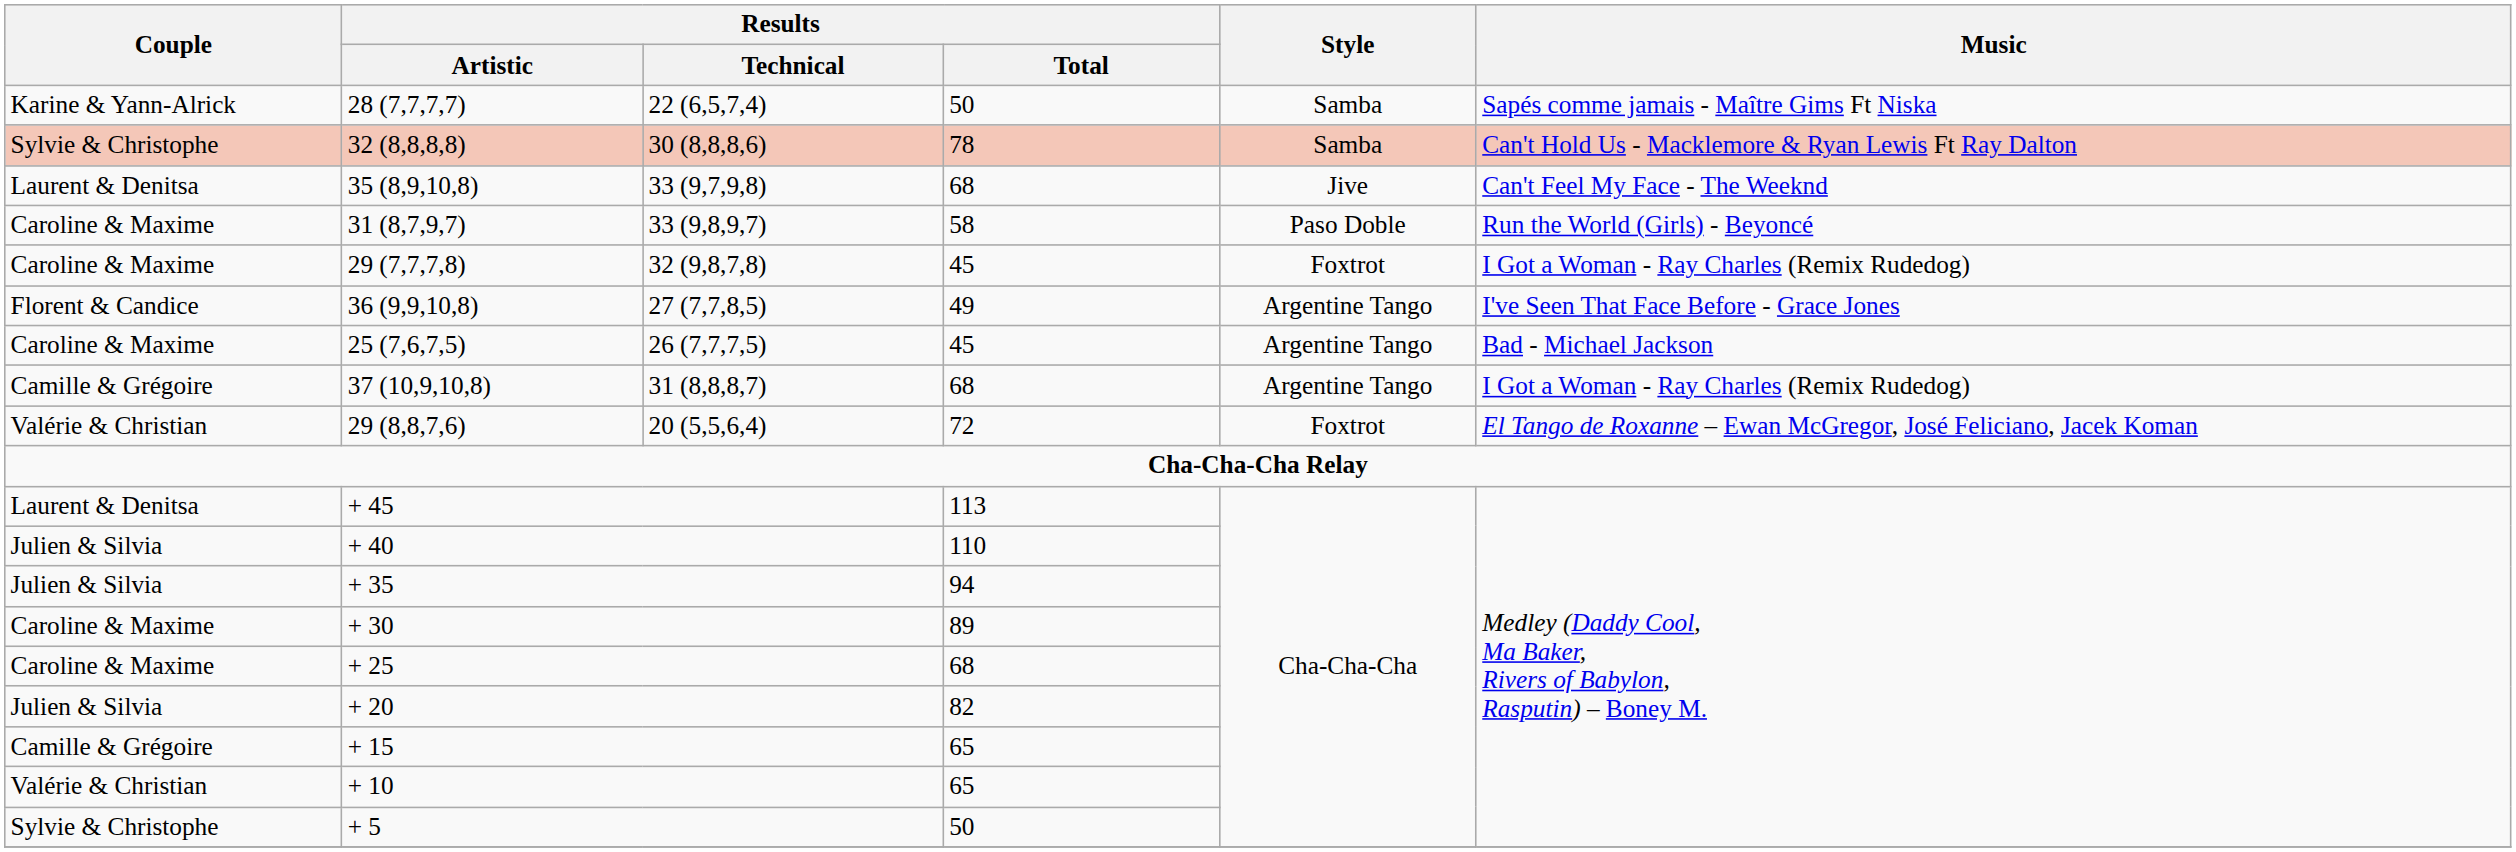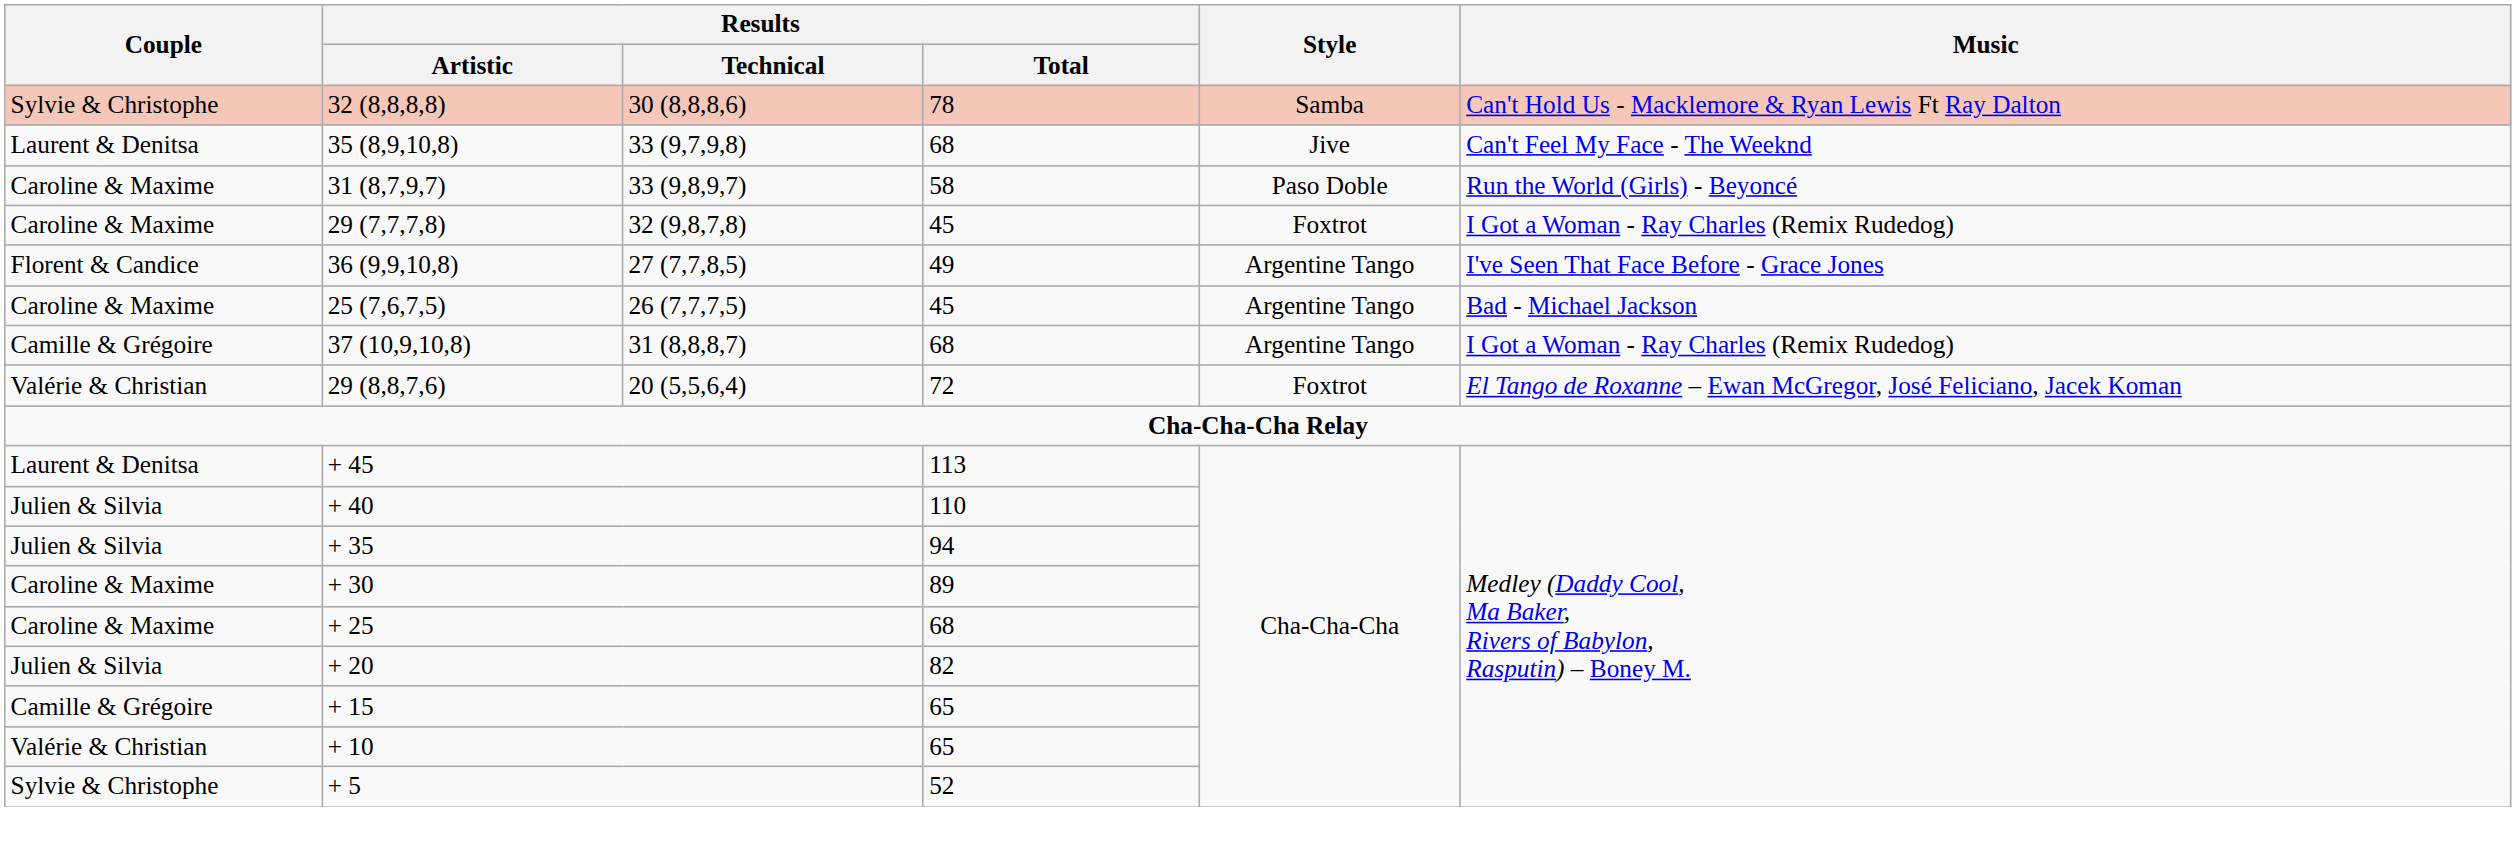- row: (407, 104)
(962, 826) 50 -> (942, 786) 52
